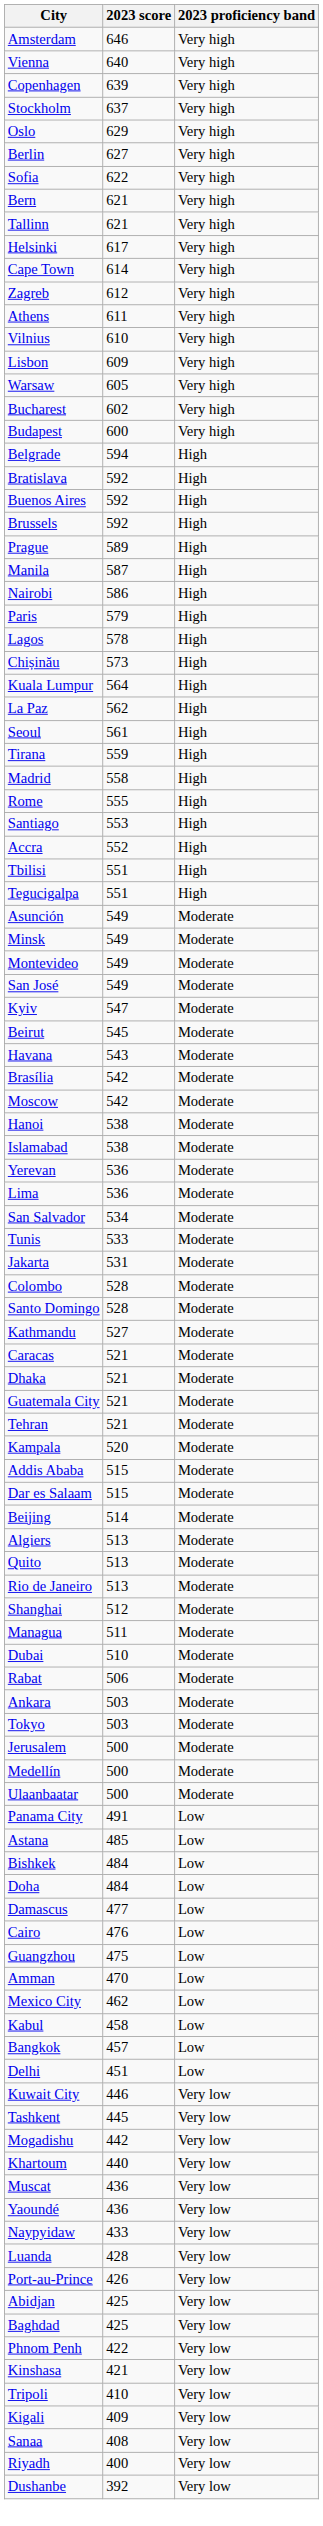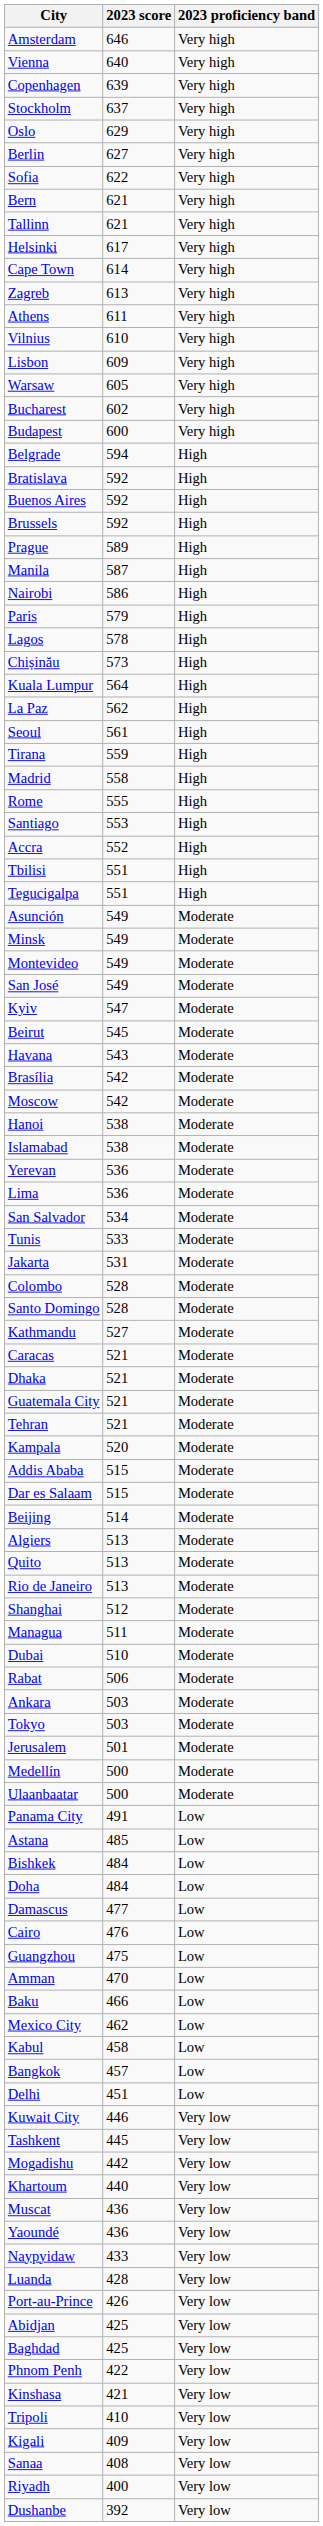(117, 293) 612 -> (117, 293) 613
(117, 1747) 500 -> (117, 1747) 501
+ row: (23, 2001)
